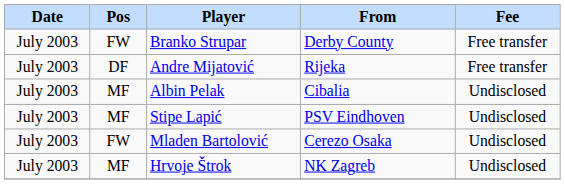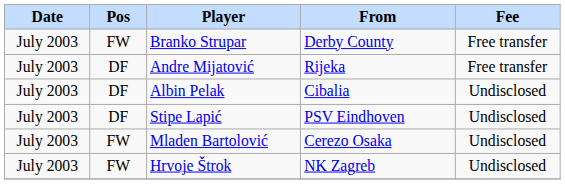(118, 91) MF -> (118, 91) DF
(118, 116) MF -> (118, 116) DF
(118, 166) MF -> (118, 166) FW
